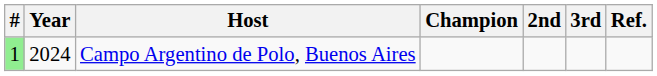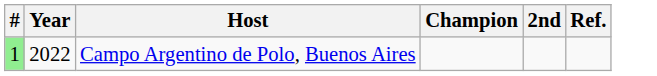- column: (586, 20)
(50, 53) 2024 -> (50, 53) 2022
